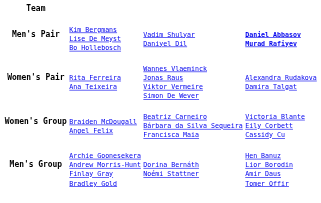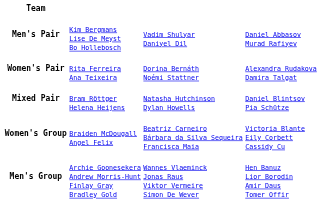(273, 38) bold -> (273, 39) normal
(175, 83) Wannes Vlaeminck Jonas Raus Viktor Vermeire Simon De Wever -> (171, 73) Dorina Bernáth Noémi Stattner
+ row: (36, 98)
(171, 170) Dorina Bernáth Noémi Stattner -> (175, 181) Wannes Vlaeminck Jonas Raus Viktor Vermeire Simon De Wever
